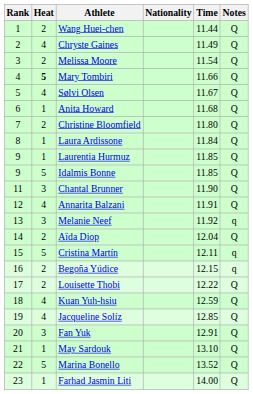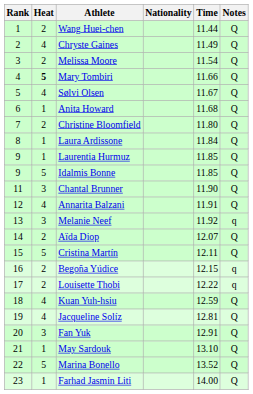(207, 237) 12.04 -> (207, 237) 12.07
(234, 253) q -> (234, 253) Q
(234, 285) Q -> (234, 285) q
(207, 317) 12.85 -> (207, 317) 12.81
